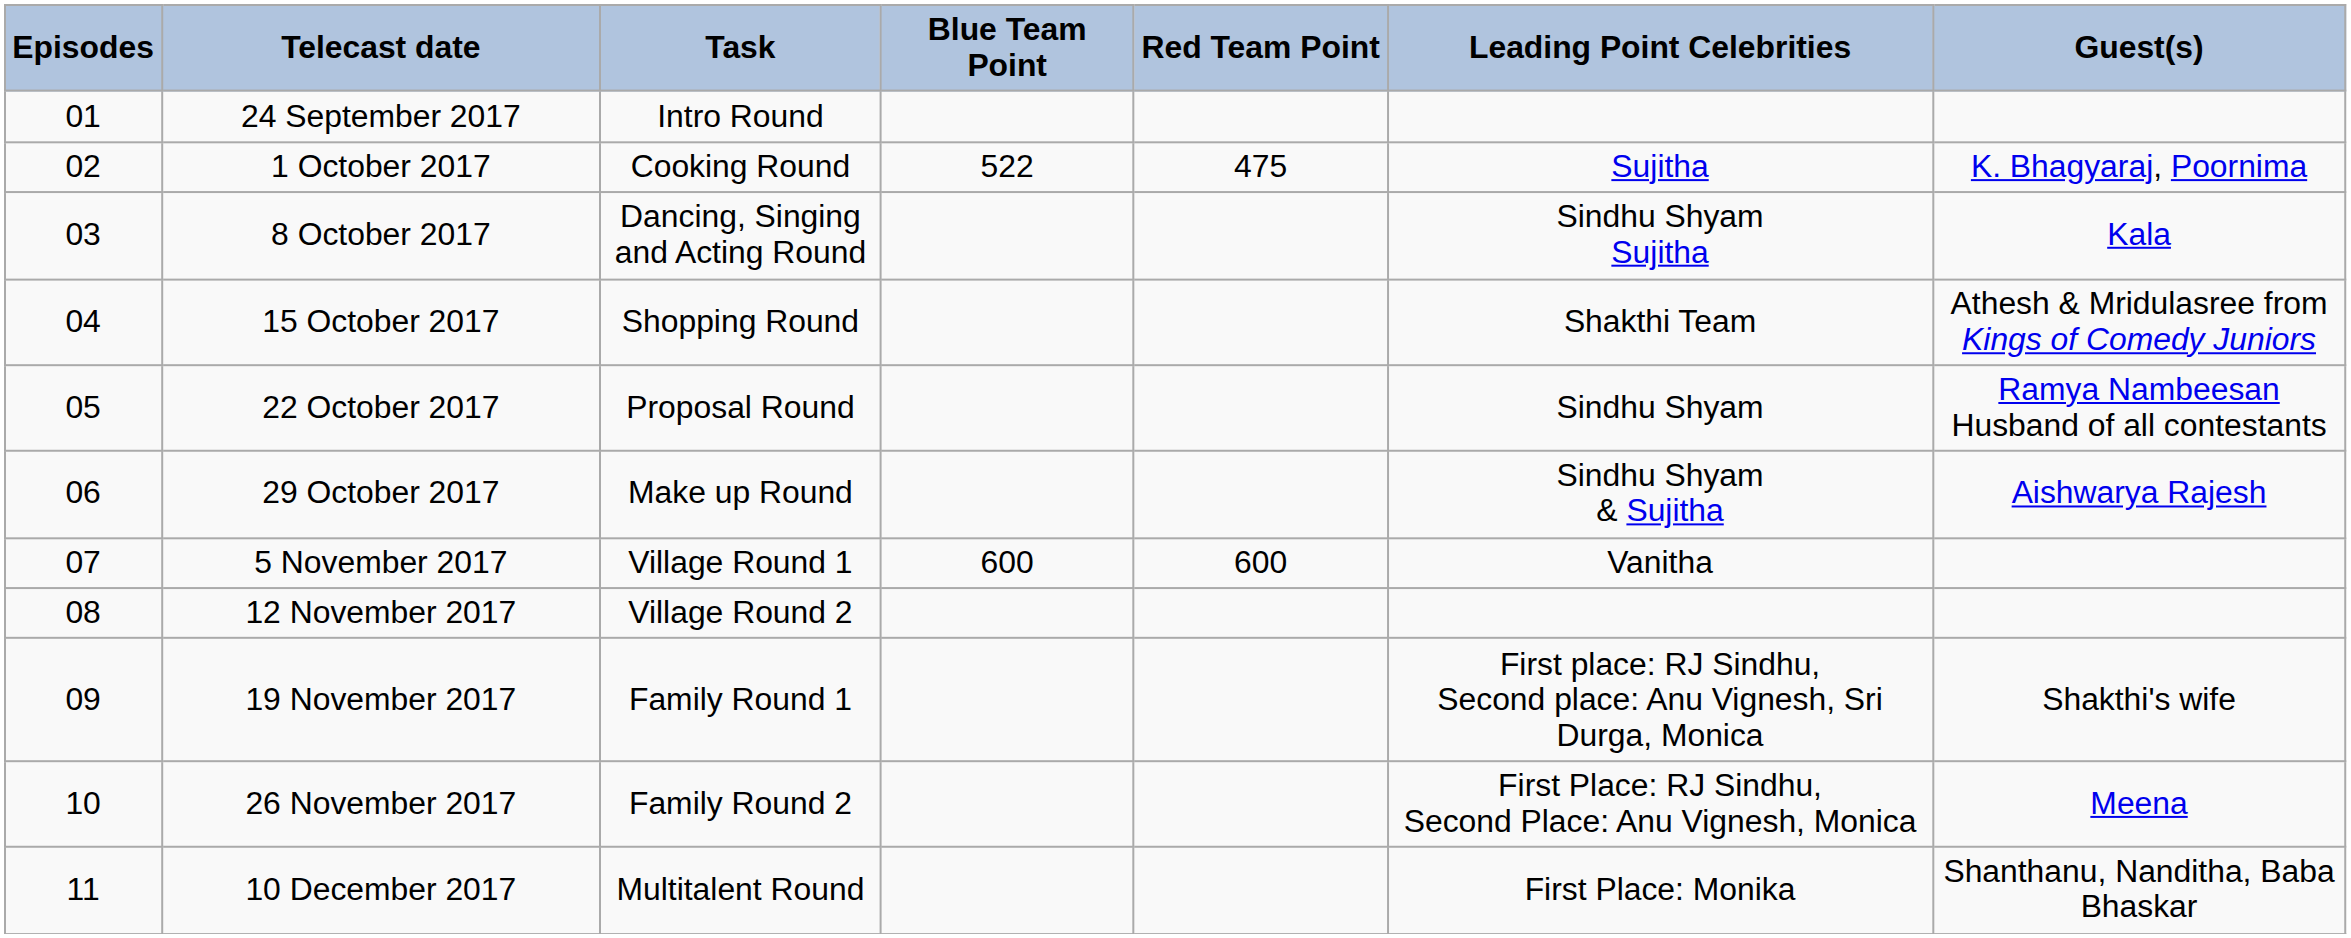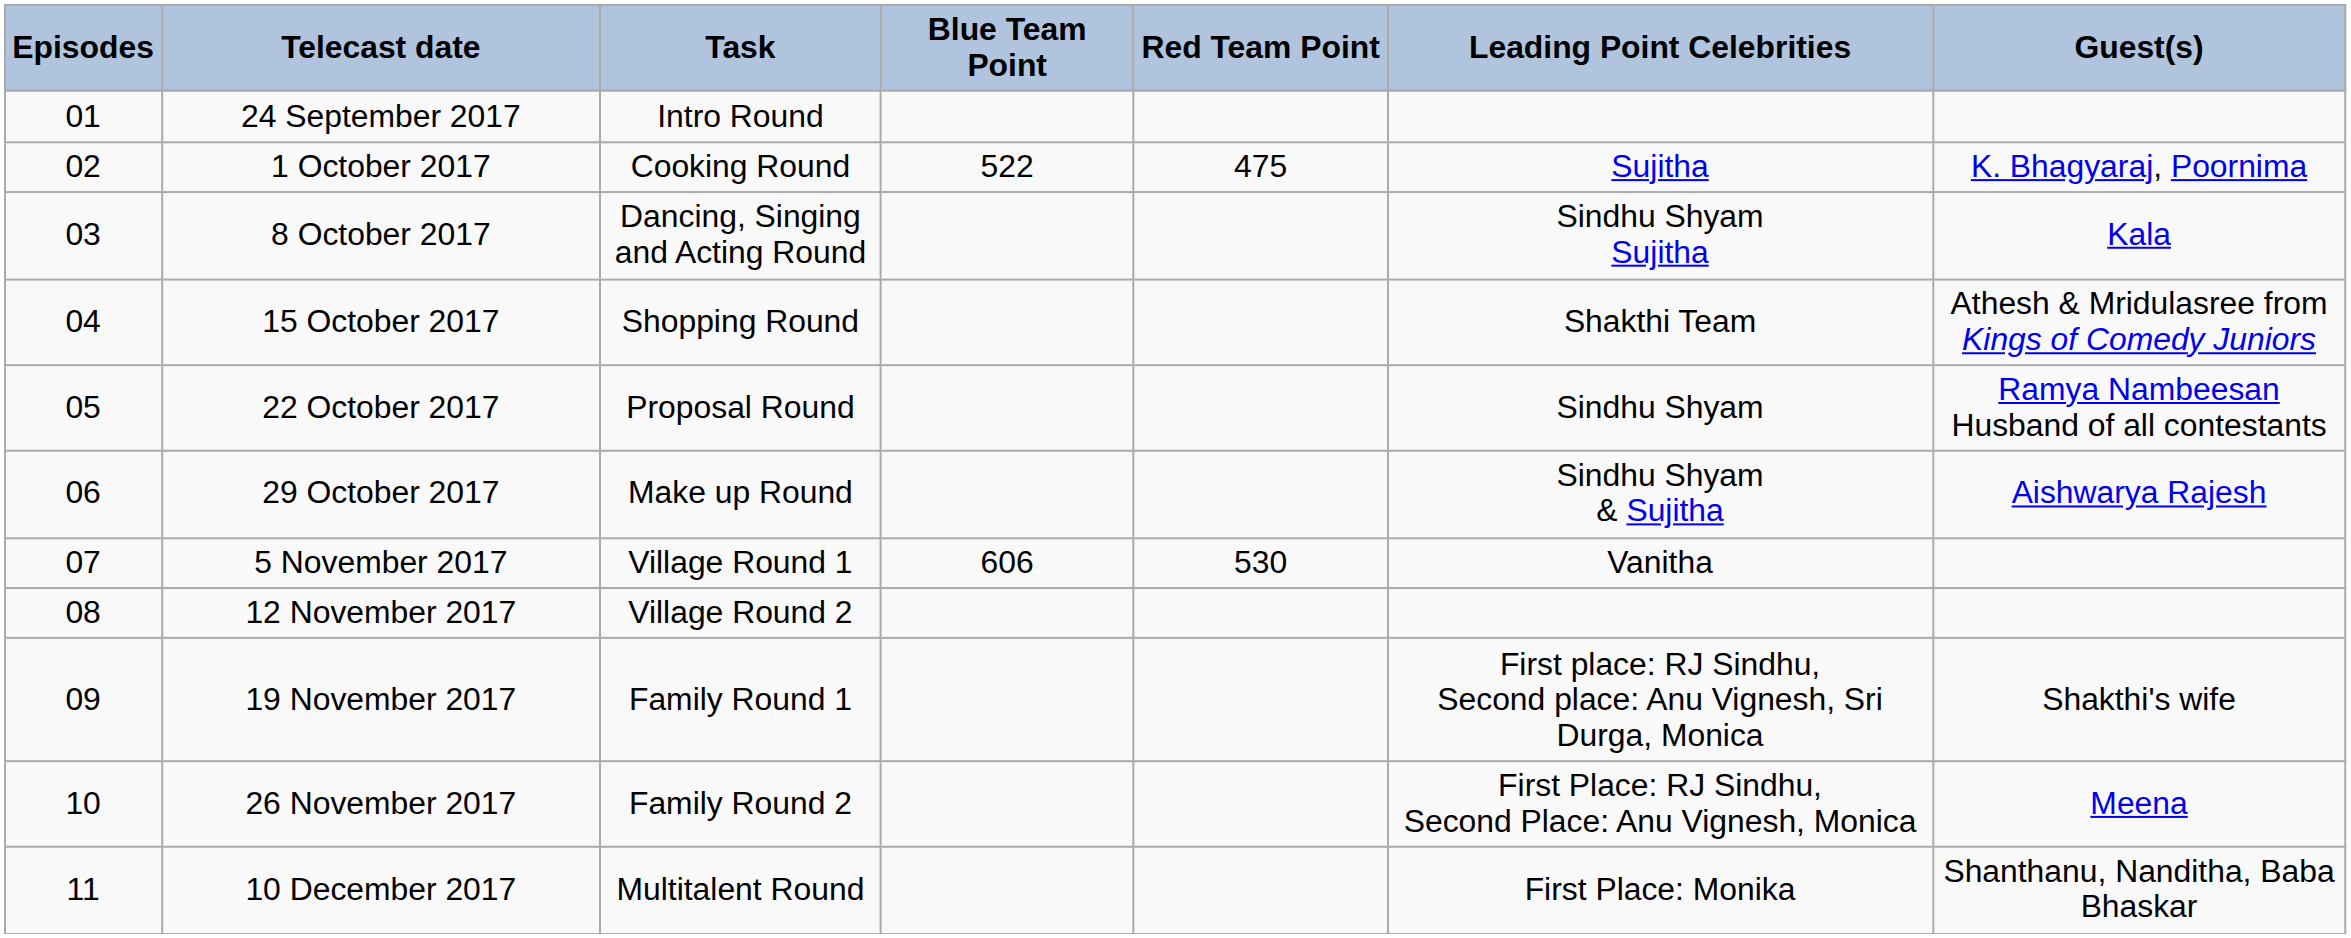(1007, 562) 600 -> (1007, 562) 606
(1261, 562) 600 -> (1261, 562) 530
